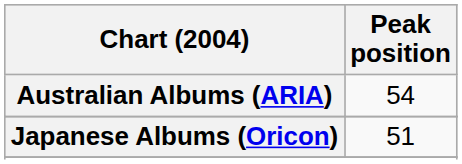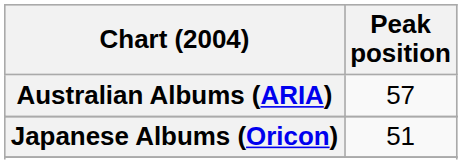(401, 95) 54 -> (401, 95) 57
